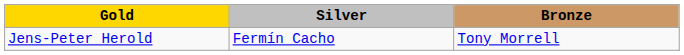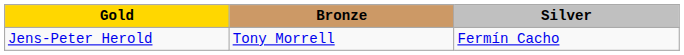columns swapped: (342, 16) <-> (566, 16)
